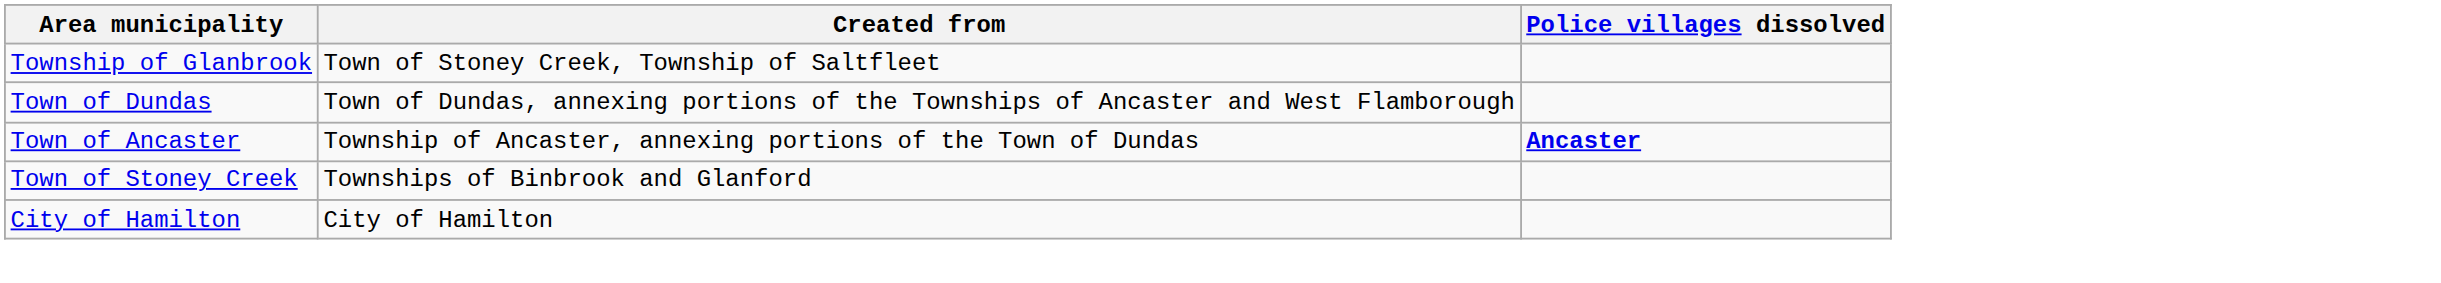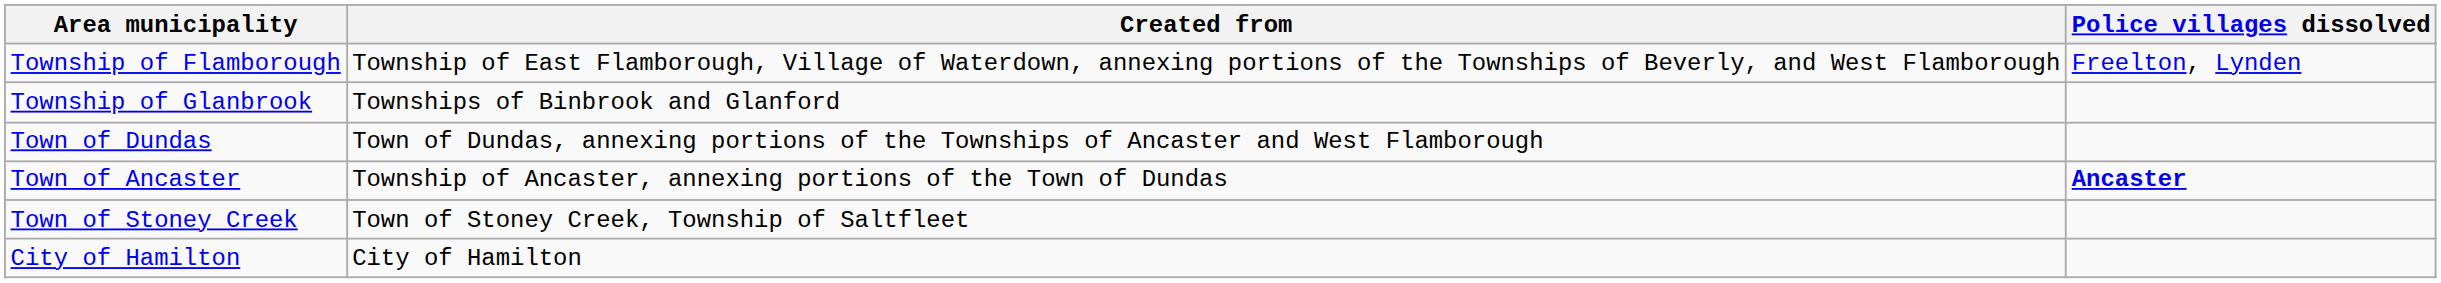+ row: (176, 63)
(632, 63) Town of Stoney Creek, Township of Saltfleet -> (596, 102) Townships of Binbrook and Glanford
(567, 180) Townships of Binbrook and Glanford -> (661, 219) Town of Stoney Creek, Township of Saltfleet
